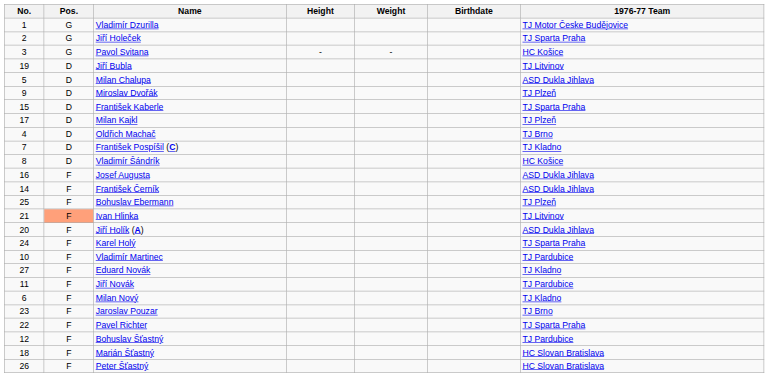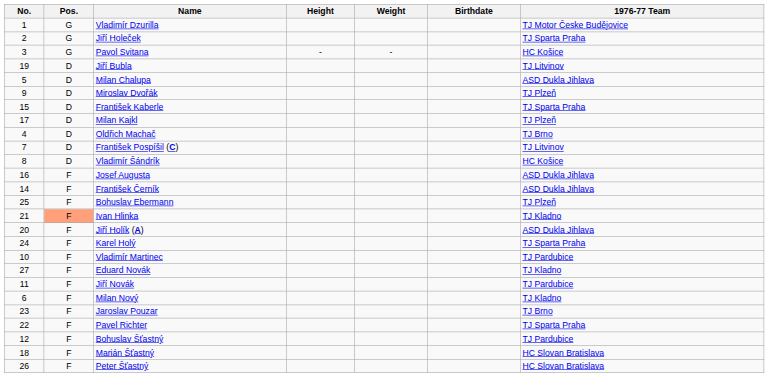(542, 148) TJ Kladno -> (543, 148) TJ Litvinov
(543, 216) TJ Litvinov -> (542, 216) TJ Kladno
